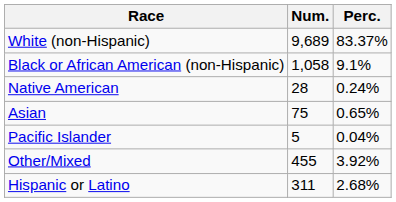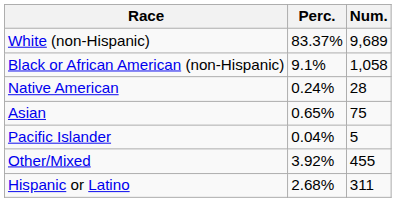columns swapped: (310, 16) <-> (362, 16)
